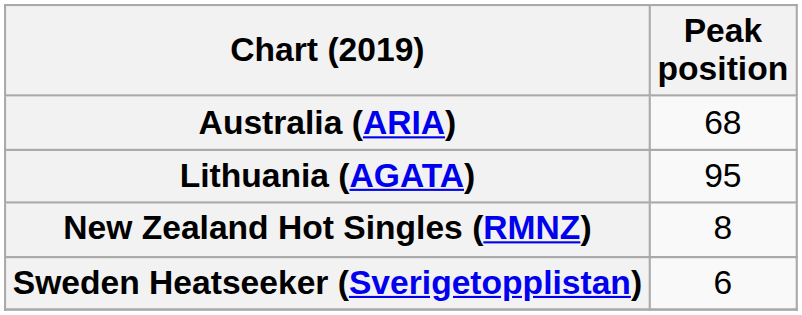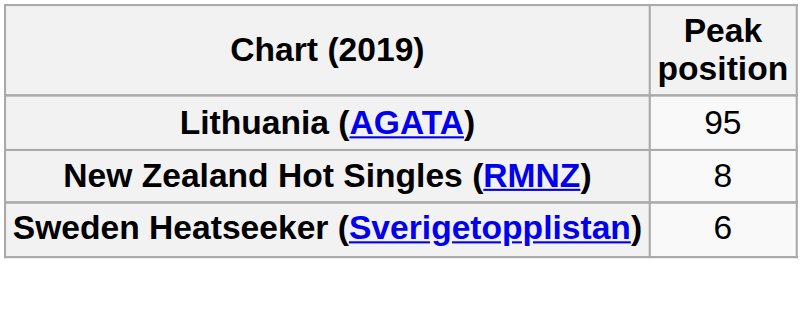- row: (327, 122)
